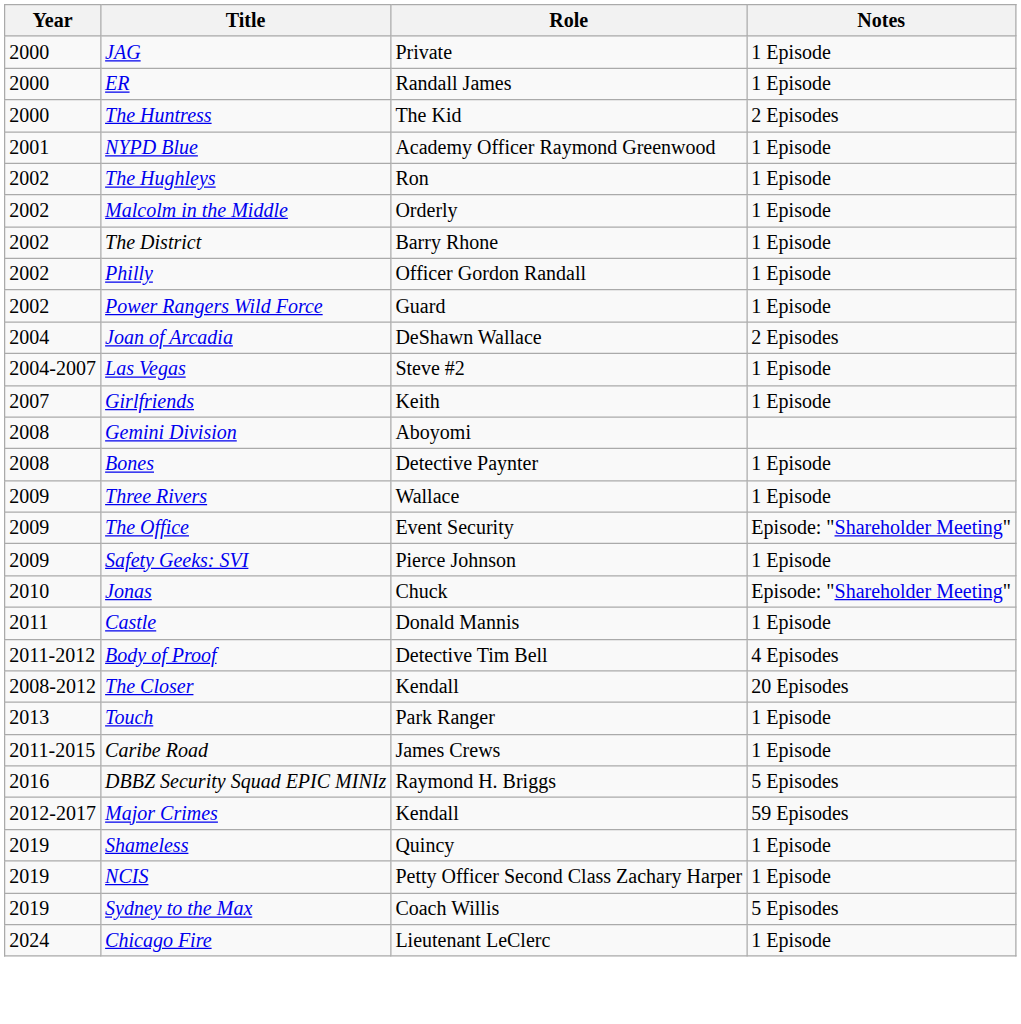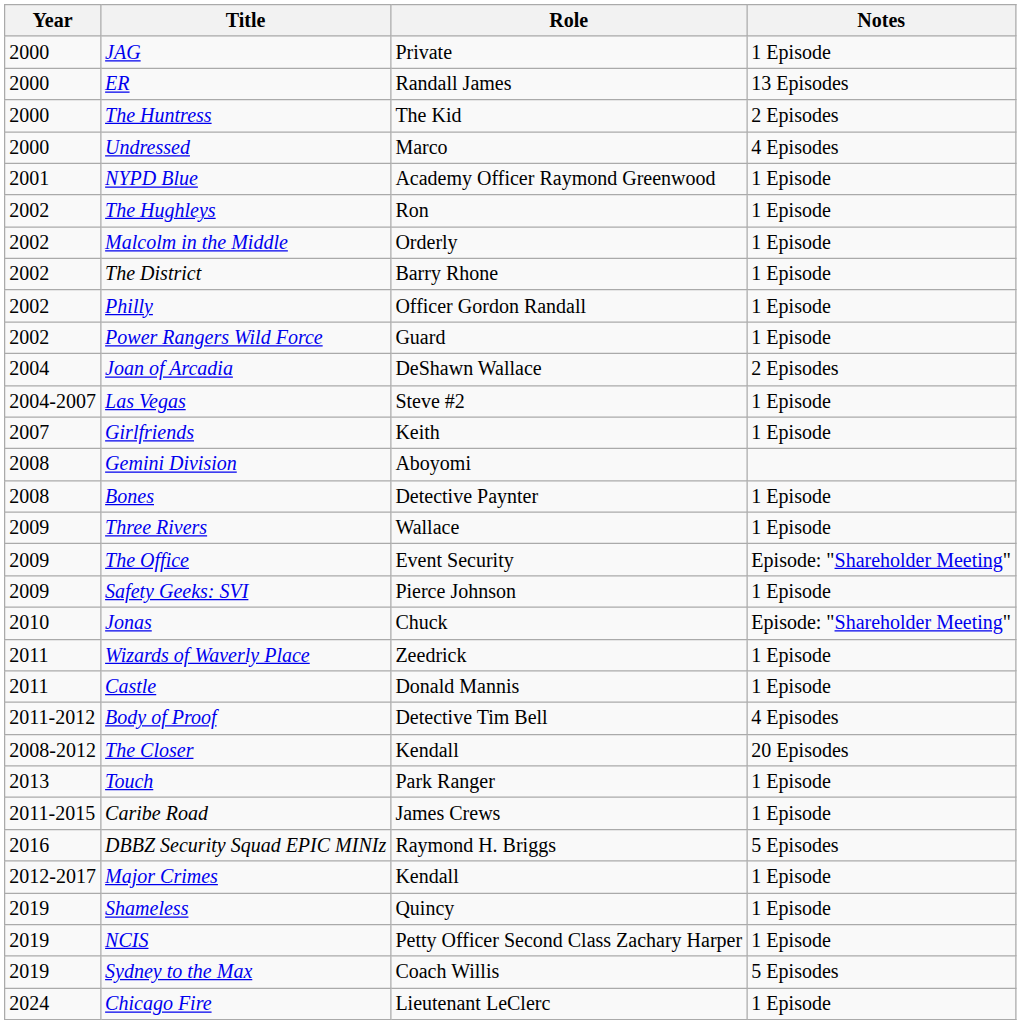(791, 83) 1 Episode -> (800, 83) 13 Episodes
+ row: (148, 147)
+ row: (207, 654)
(800, 813) 59 Episodes -> (791, 876) 1 Episode
